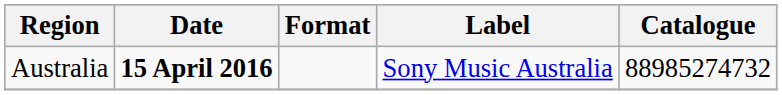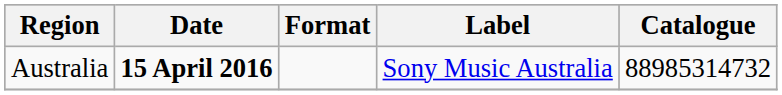(698, 67) 88985274732 -> (698, 67) 88985314732
